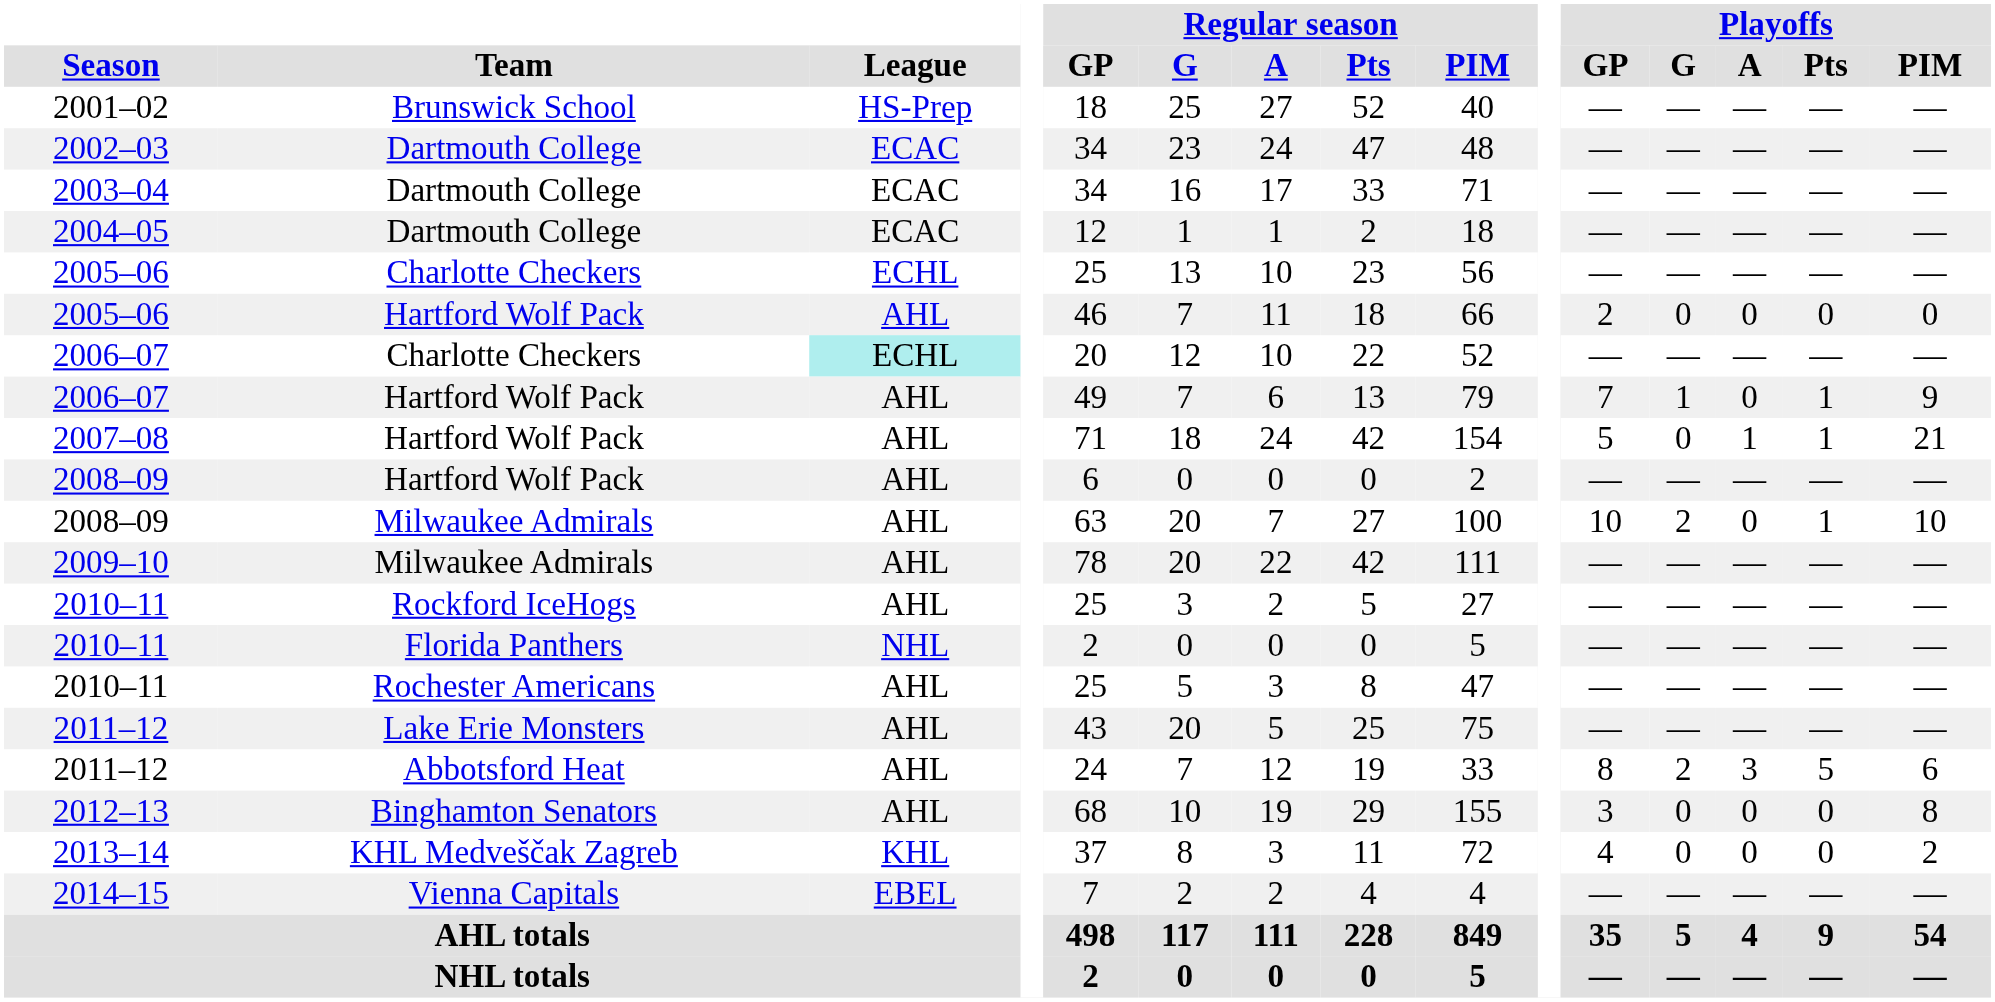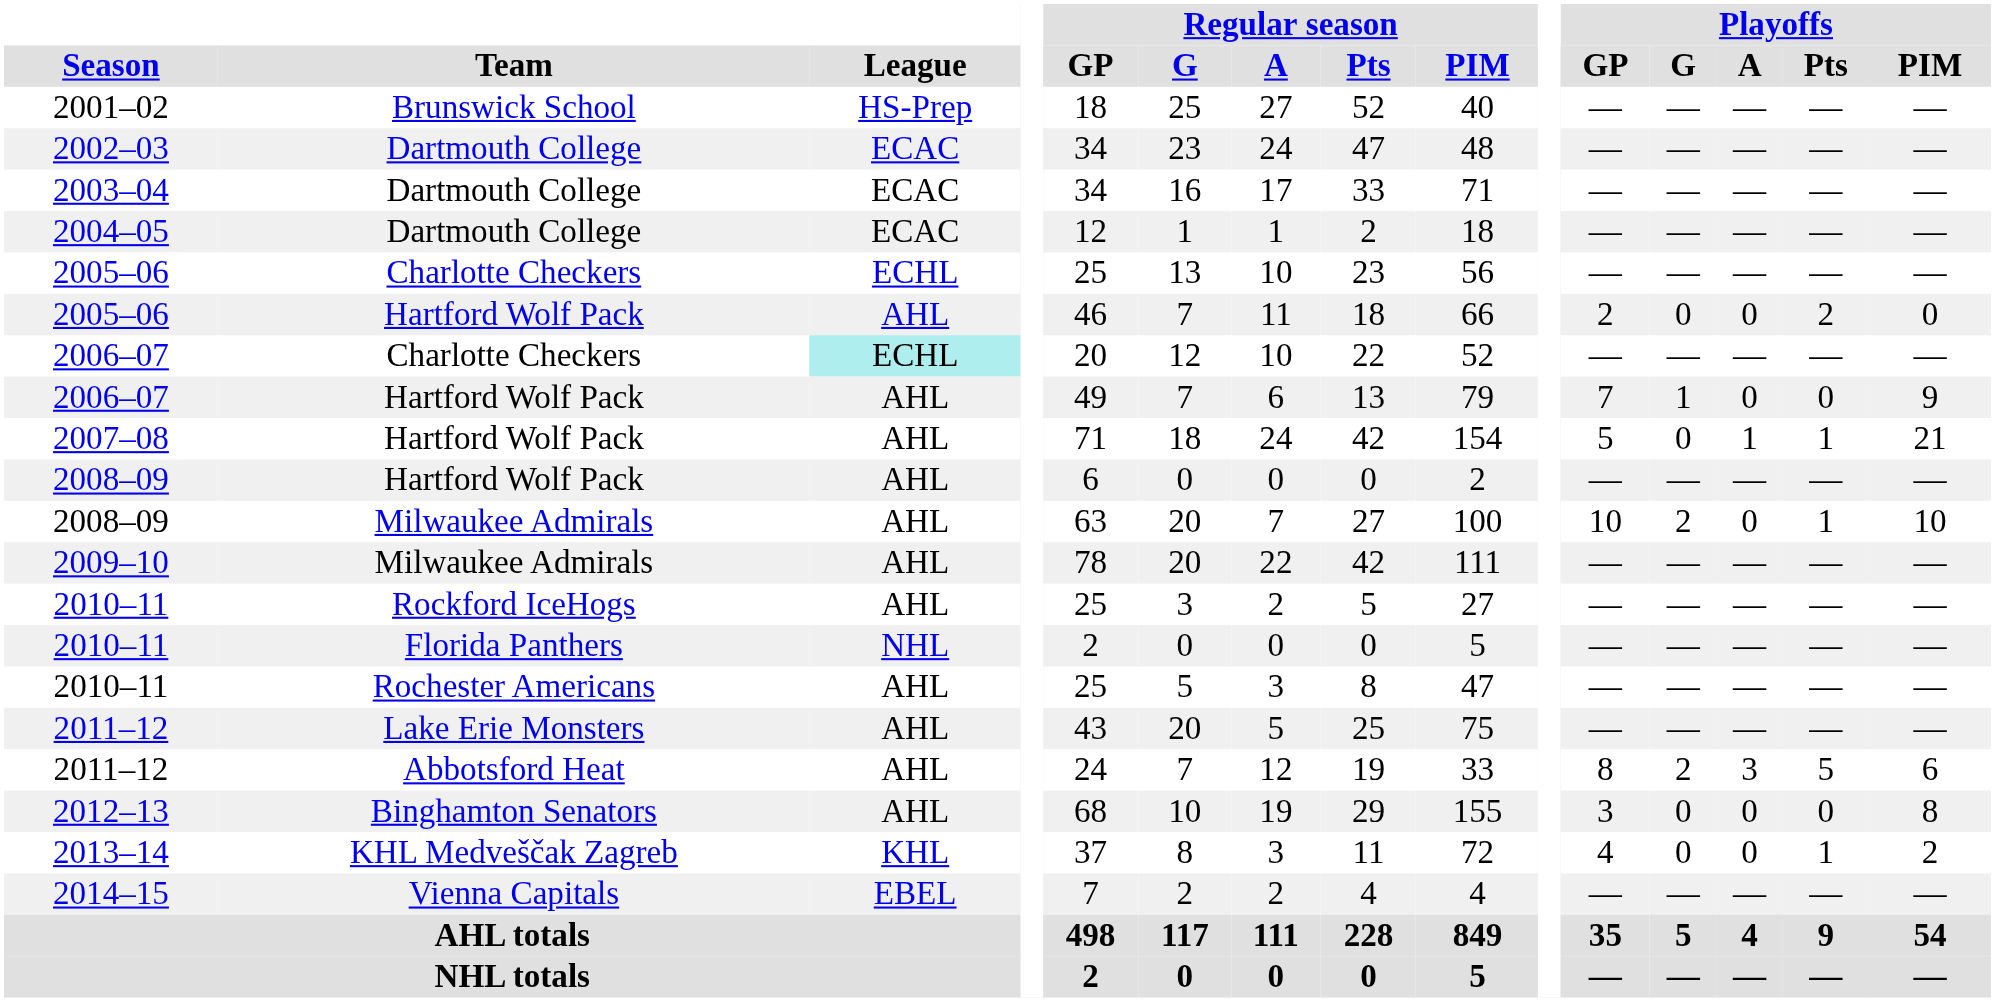(1826, 313) 0 -> (1826, 313) 2
(1826, 396) 1 -> (1826, 396) 0
(1826, 852) 0 -> (1826, 852) 1
